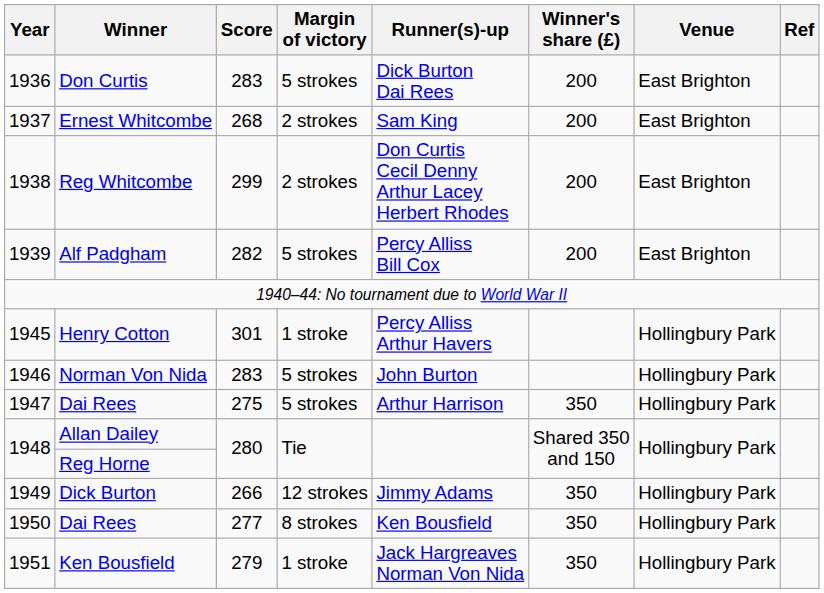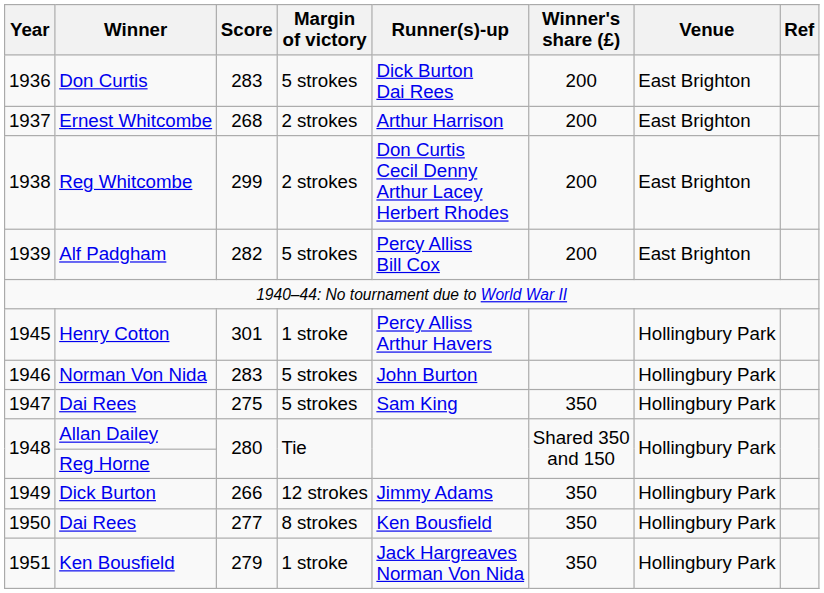(417, 120) Sam King -> (440, 120) Arthur Harrison
(440, 404) Arthur Harrison -> (417, 404) Sam King
